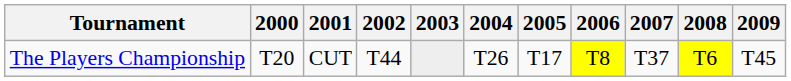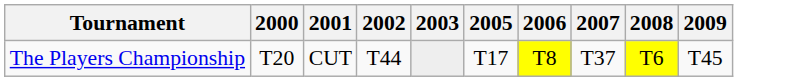- column: (491, 22)
